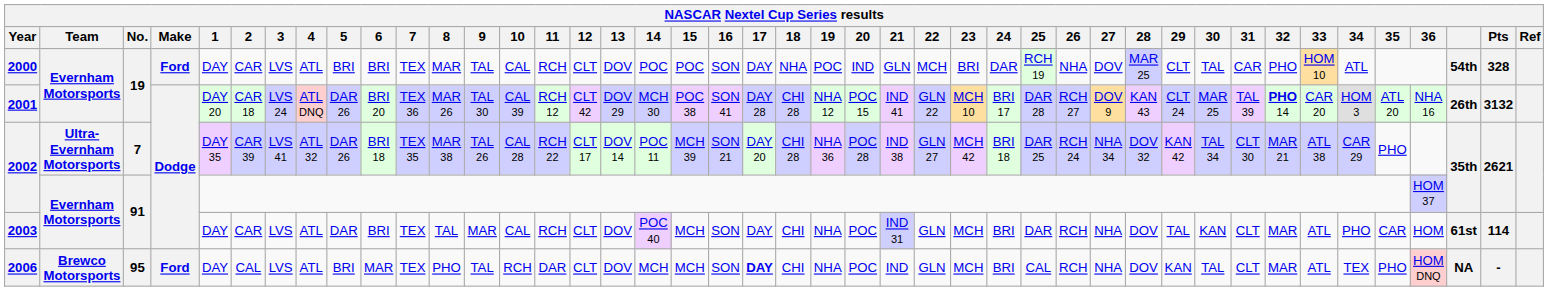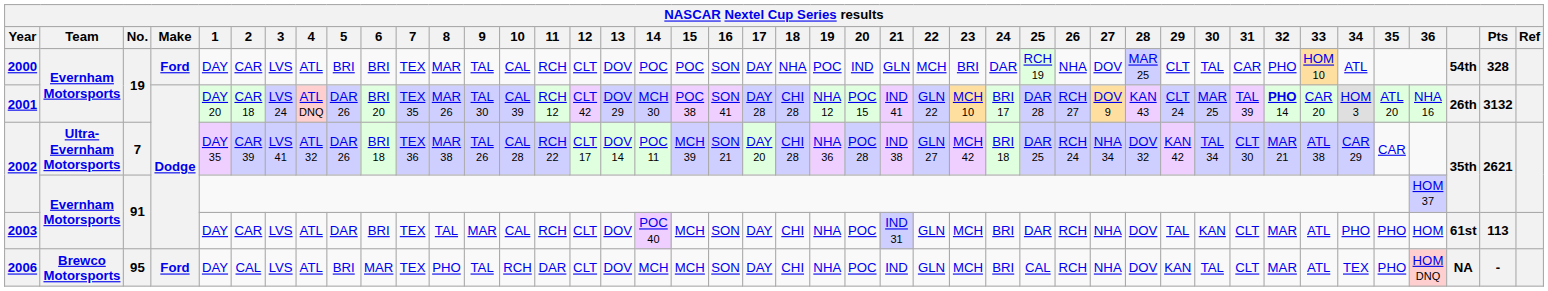(413, 103) TEX 36 -> (413, 103) TEX 35
(413, 148) TEX 35 -> (413, 148) TEX 36
(1392, 149) PHO -> (1392, 149) CAR
(1392, 231) CAR -> (1392, 231) PHO
(1498, 231) 114 -> (1498, 231) 113
(760, 268) bold -> (759, 268) normal
